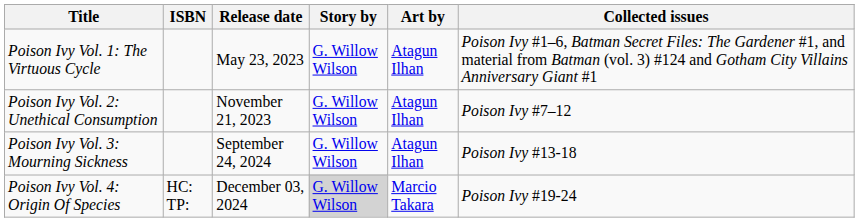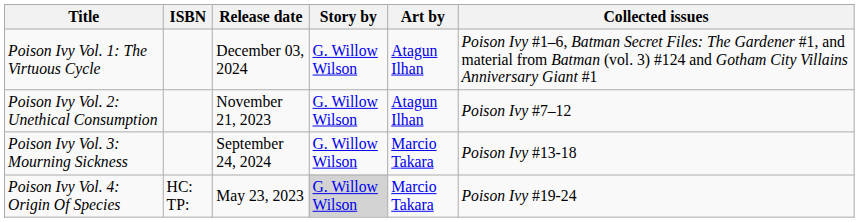(260, 59) May 23, 2023 -> (260, 59) December 03, 2024
(414, 153) Atagun Ilhan -> (414, 153) Marcio Takara
(260, 195) December 03, 2024 -> (260, 195) May 23, 2023
